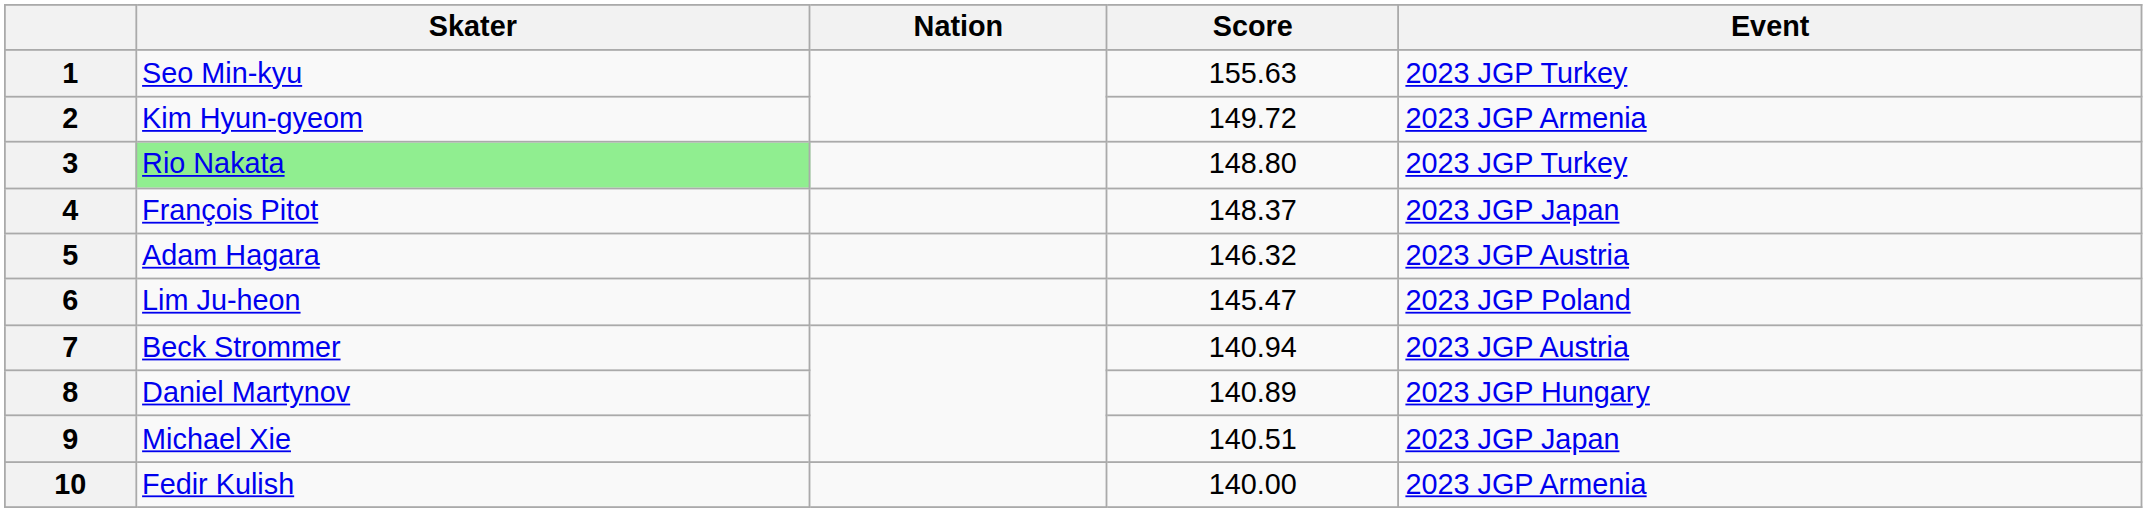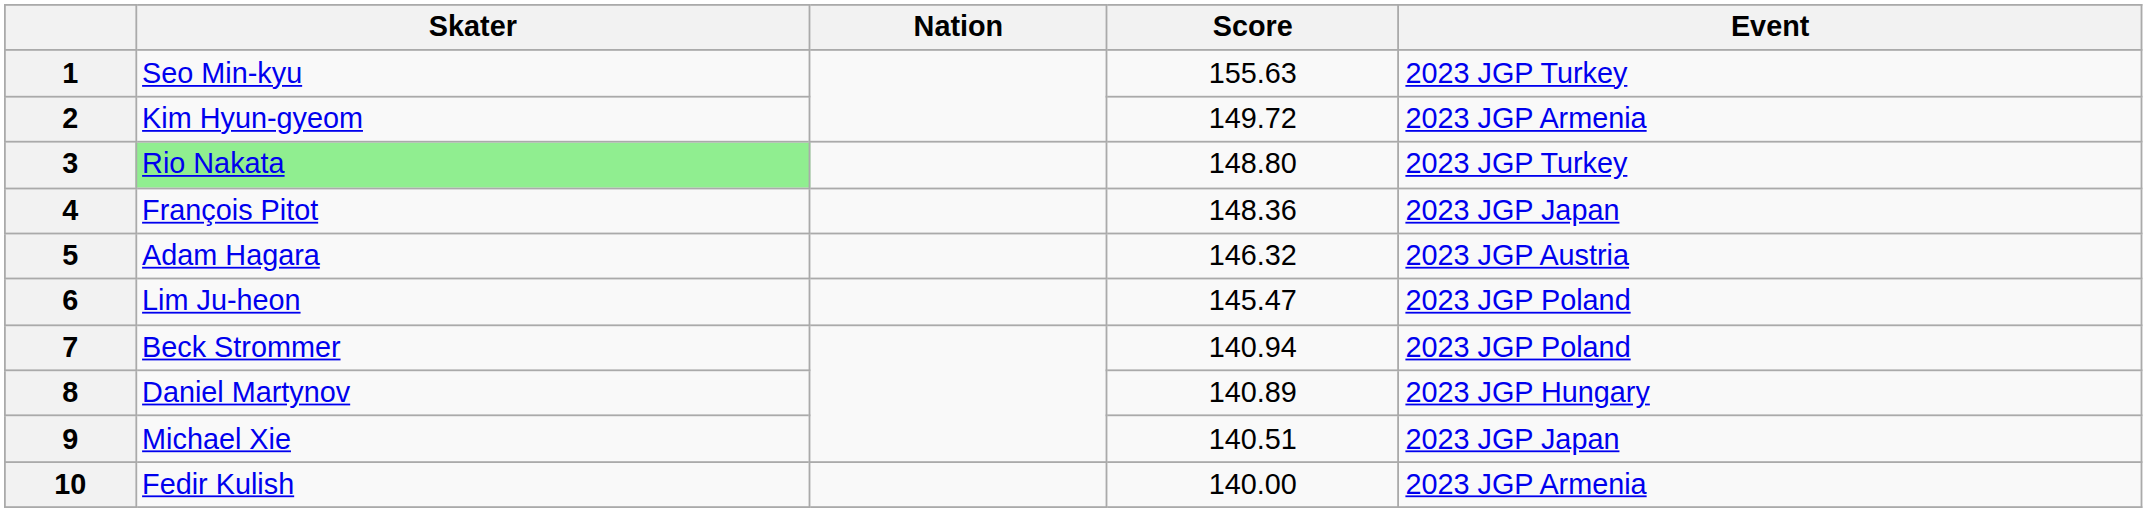(1253, 210) 148.37 -> (1253, 210) 148.36
(1517, 347) 2023 JGP Austria -> (1518, 347) 2023 JGP Poland
